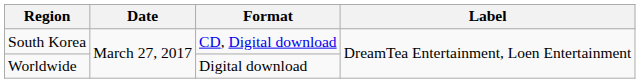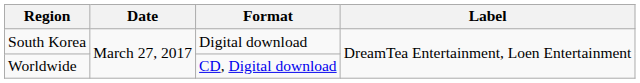(268, 41) CD, Digital download -> (253, 41) Digital download
(253, 66) Digital download -> (268, 66) CD, Digital download
